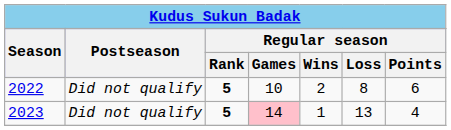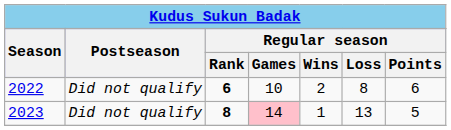(227, 89) 5 -> (227, 89) 6
(227, 113) 5 -> (227, 113) 8
(415, 113) 4 -> (415, 113) 5
